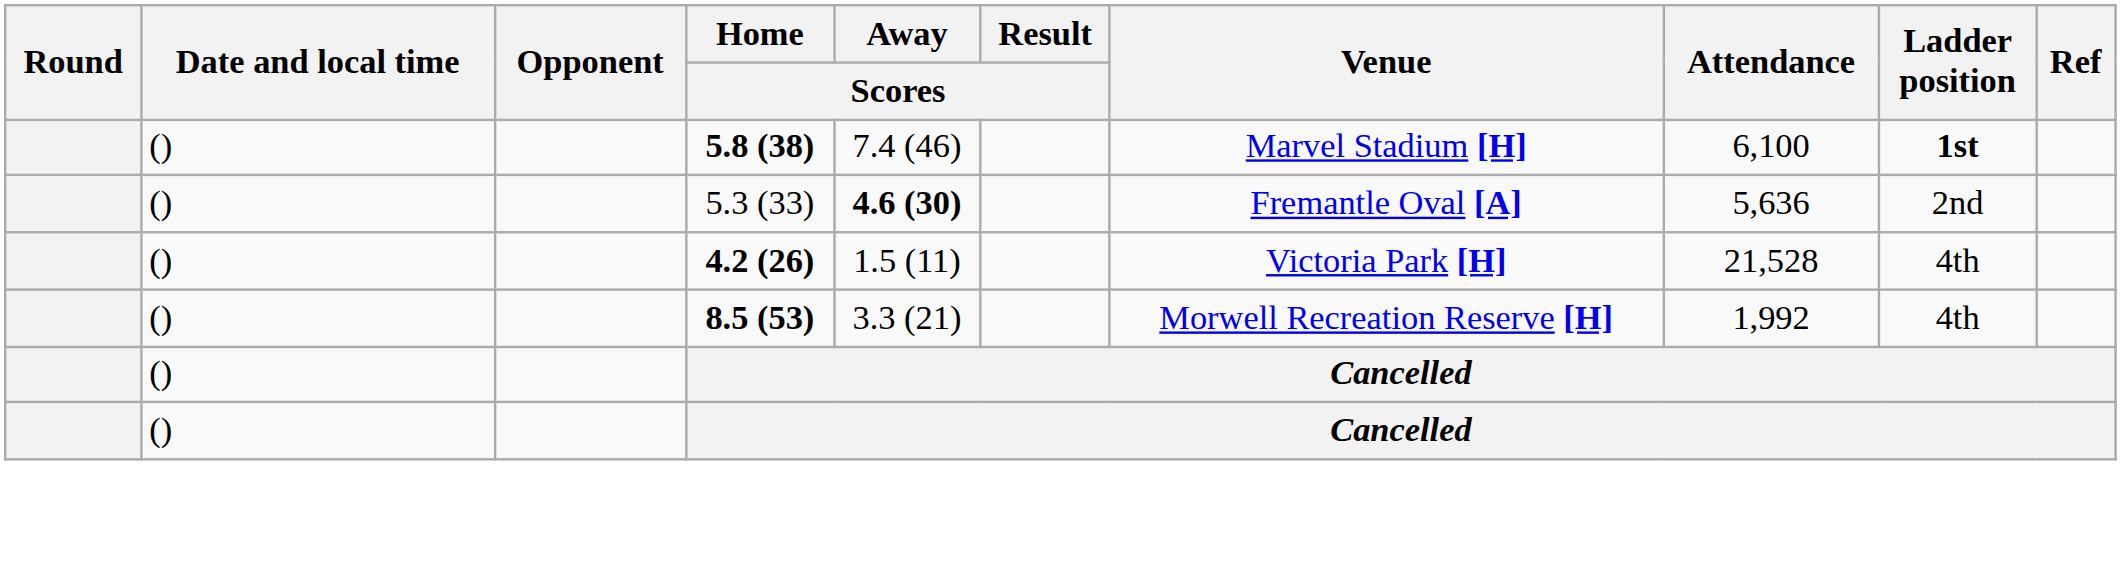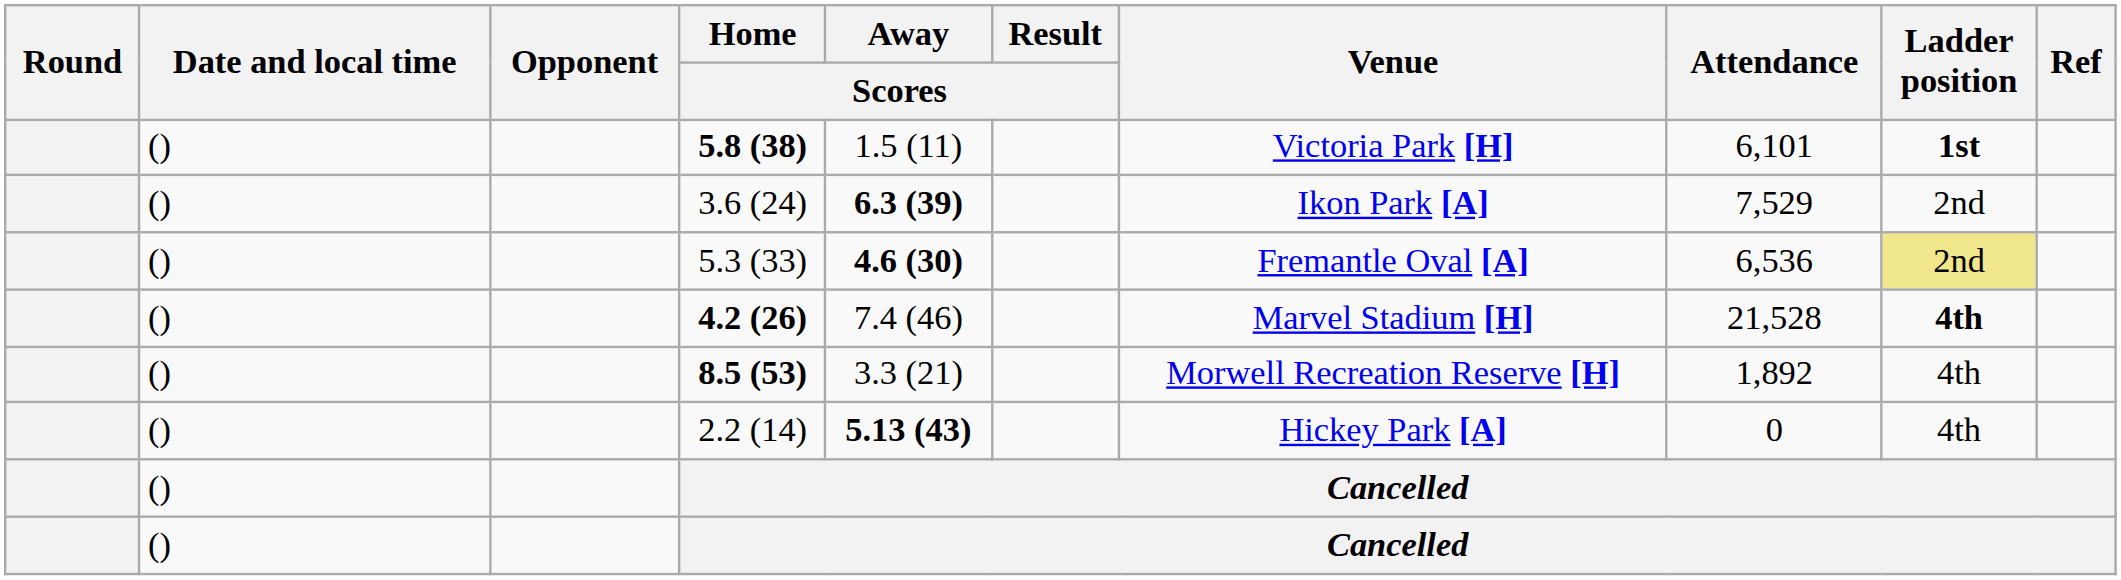(907, 146) 7.4 (46) -> (908, 146) 1.5 (11)
(1386, 146) Marvel Stadium [H] -> (1393, 146) Victoria Park [H]
(1771, 146) 6,100 -> (1774, 146) 6,101
+ row: (73, 204)
(1771, 203) 5,636 -> (1774, 260) 6,536
(1958, 203) no background -> (1959, 260) khaki background
(907, 260) 1.5 (11) -> (908, 317) 7.4 (46)
(1386, 260) Victoria Park [H] -> (1393, 317) Marvel Stadium [H]
(1958, 260) normal -> (1959, 317) bold
(1771, 317) 1,992 -> (1774, 373) 1,892
+ row: (73, 431)
